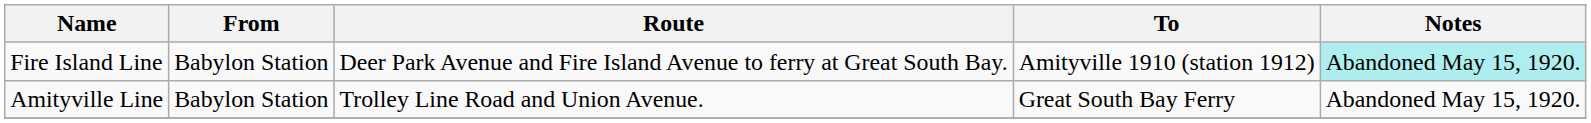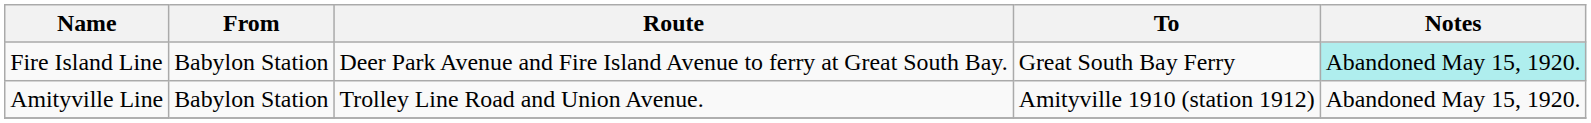(1167, 61) Amityville 1910 (station 1912) -> (1127, 61) Great South Bay Ferry
(1127, 99) Great South Bay Ferry -> (1167, 99) Amityville 1910 (station 1912)
